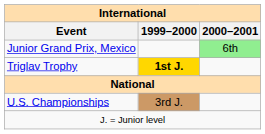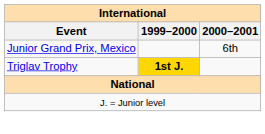(230, 48) lightgreen background -> (230, 48) no background
- row: (58, 102)
